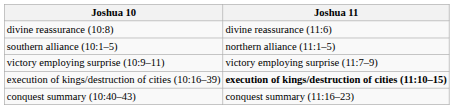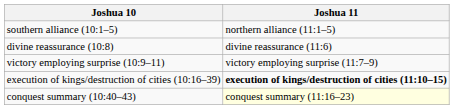rows swapped: (62, 46) <-> (60, 29)
(290, 96) no background -> (290, 96) lightyellow background
